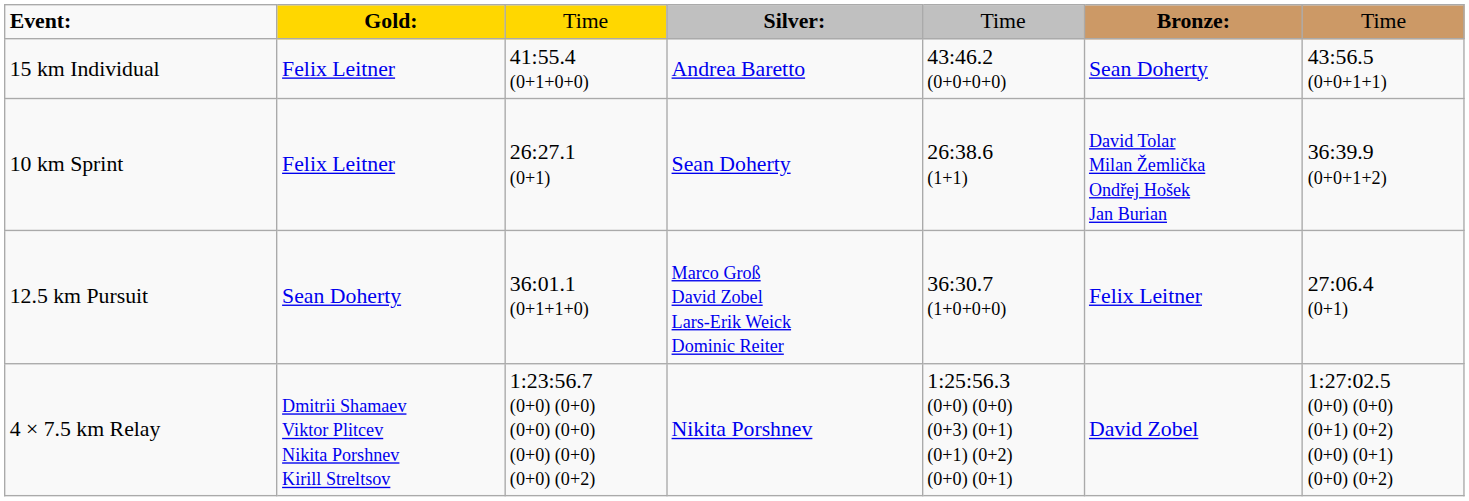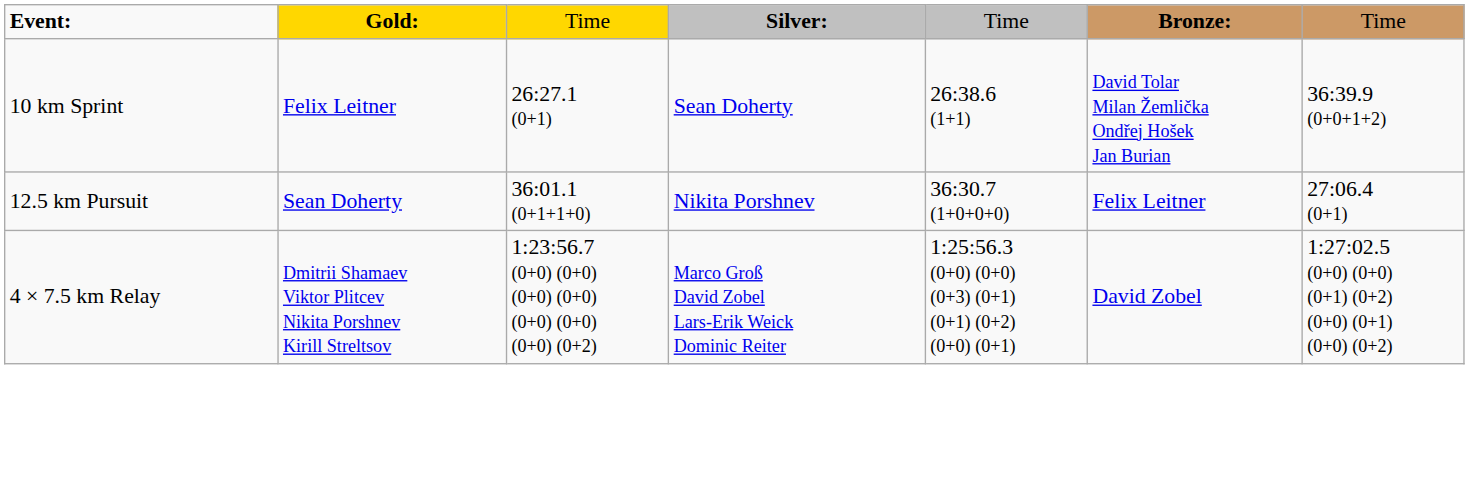- row: (85, 68)
(731, 310) Marco Groß David Zobel Lars-Erik Weick Dominic Reiter -> (744, 200) Nikita Porshnev
(742, 429) Nikita Porshnev -> (733, 310) Marco Groß David Zobel Lars-Erik Weick Dominic Reiter
